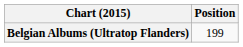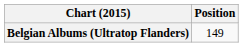(215, 32) 199 -> (215, 32) 149
